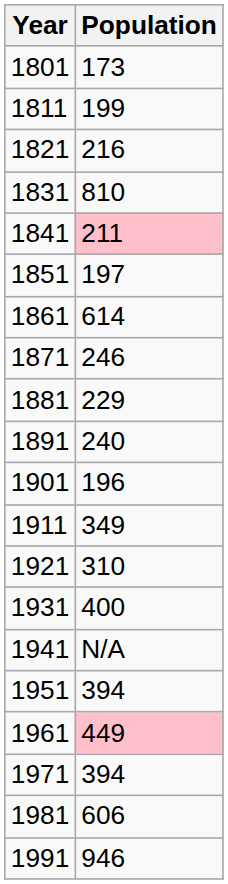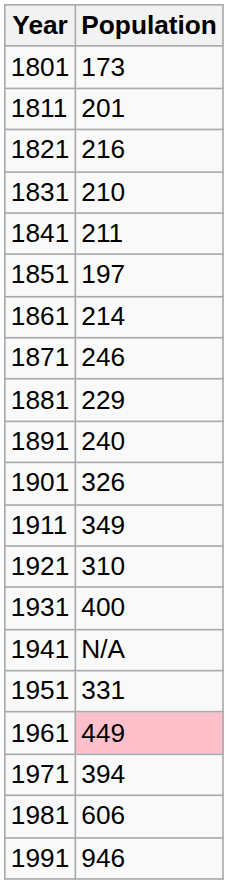(103, 108) 199 -> (103, 108) 201
(103, 191) 810 -> (103, 191) 210
(102, 233) pink background -> (102, 233) no background
(103, 316) 614 -> (103, 316) 214
(103, 483) 196 -> (103, 483) 326
(103, 691) 394 -> (103, 691) 331
